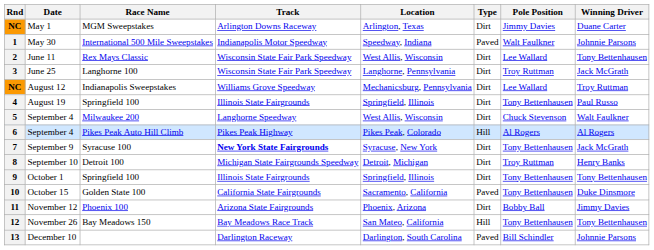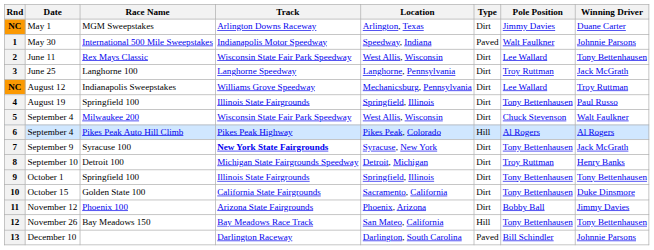(284, 71) Wisconsin State Fair Park Speedway -> (257, 71) Langhorne Speedway
(257, 116) Langhorne Speedway -> (284, 116) Wisconsin State Fair Park Speedway
(487, 192) Paved -> (484, 192) Dirt
